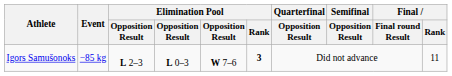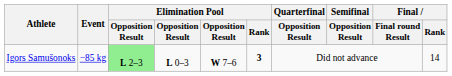(131, 64) no background -> (131, 64) lightgreen background
(435, 58) 11 -> (435, 58) 14
